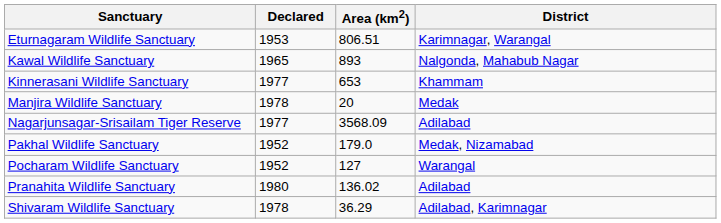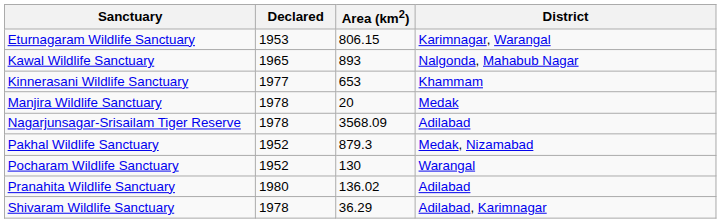(359, 39) 806.51 -> (359, 39) 806.15
(274, 123) 1977 -> (274, 123) 1978
(355, 144) 179.0 -> (355, 144) 879.3
(350, 165) 127 -> (350, 165) 130
